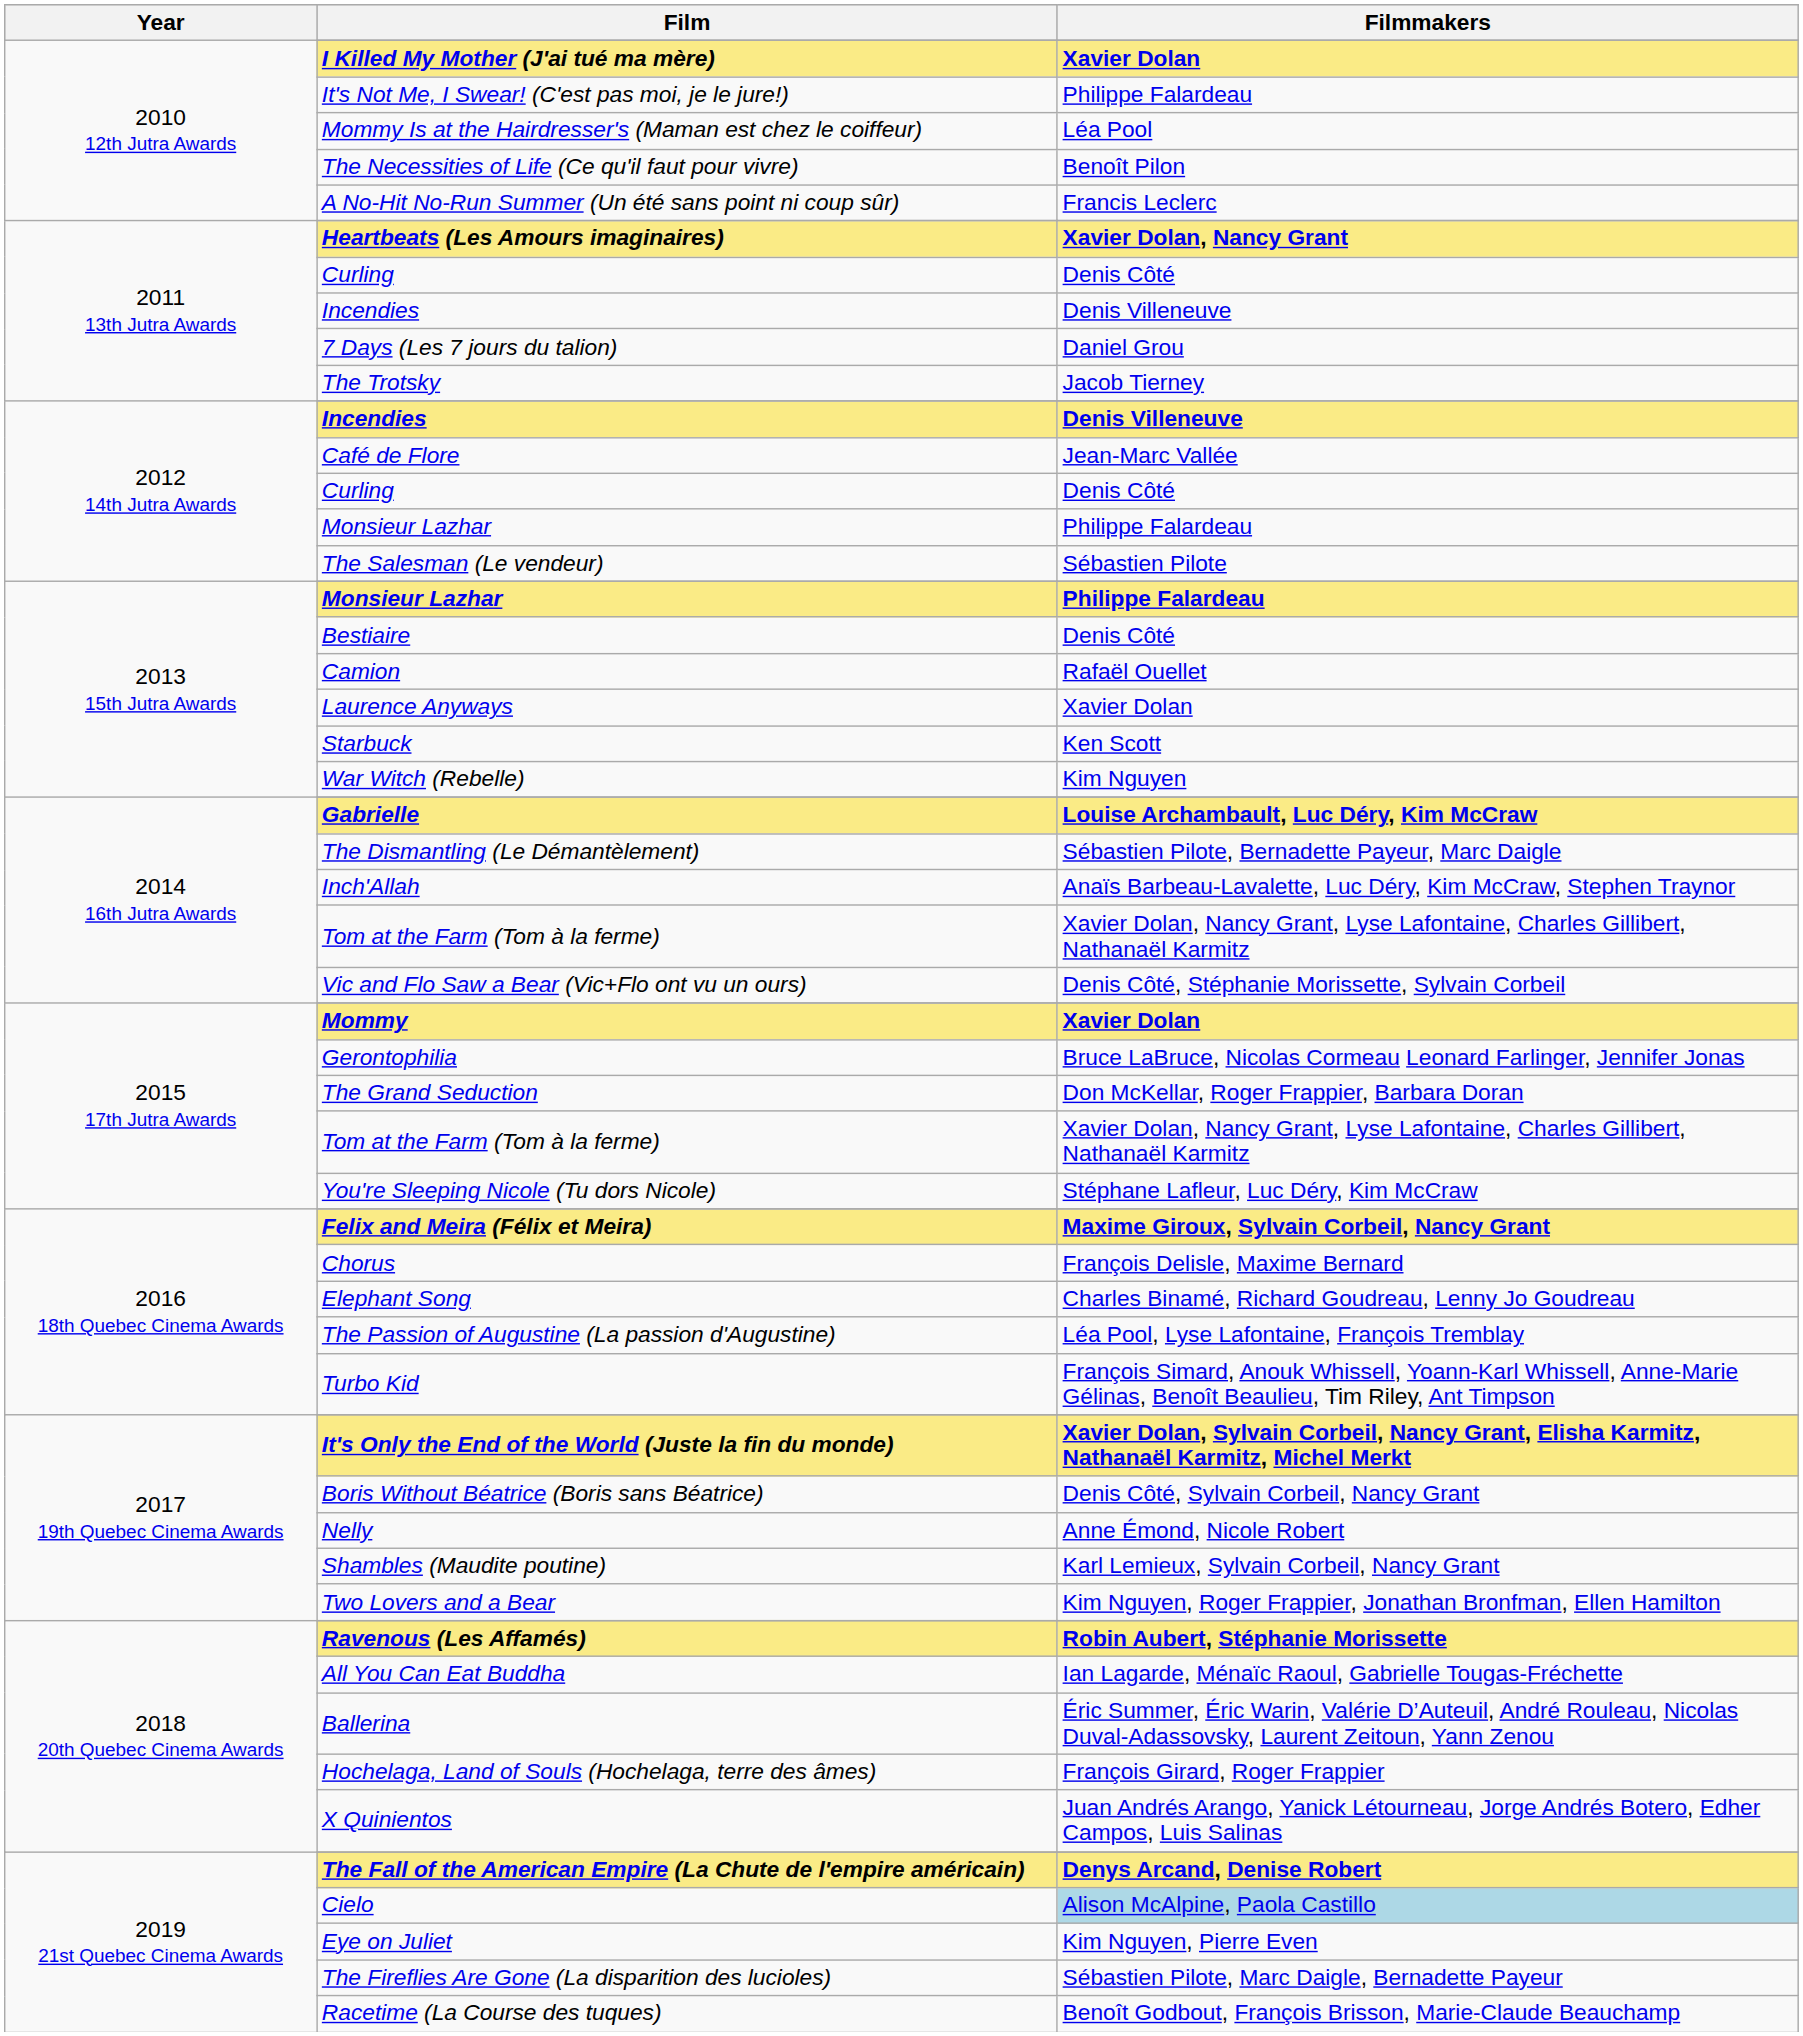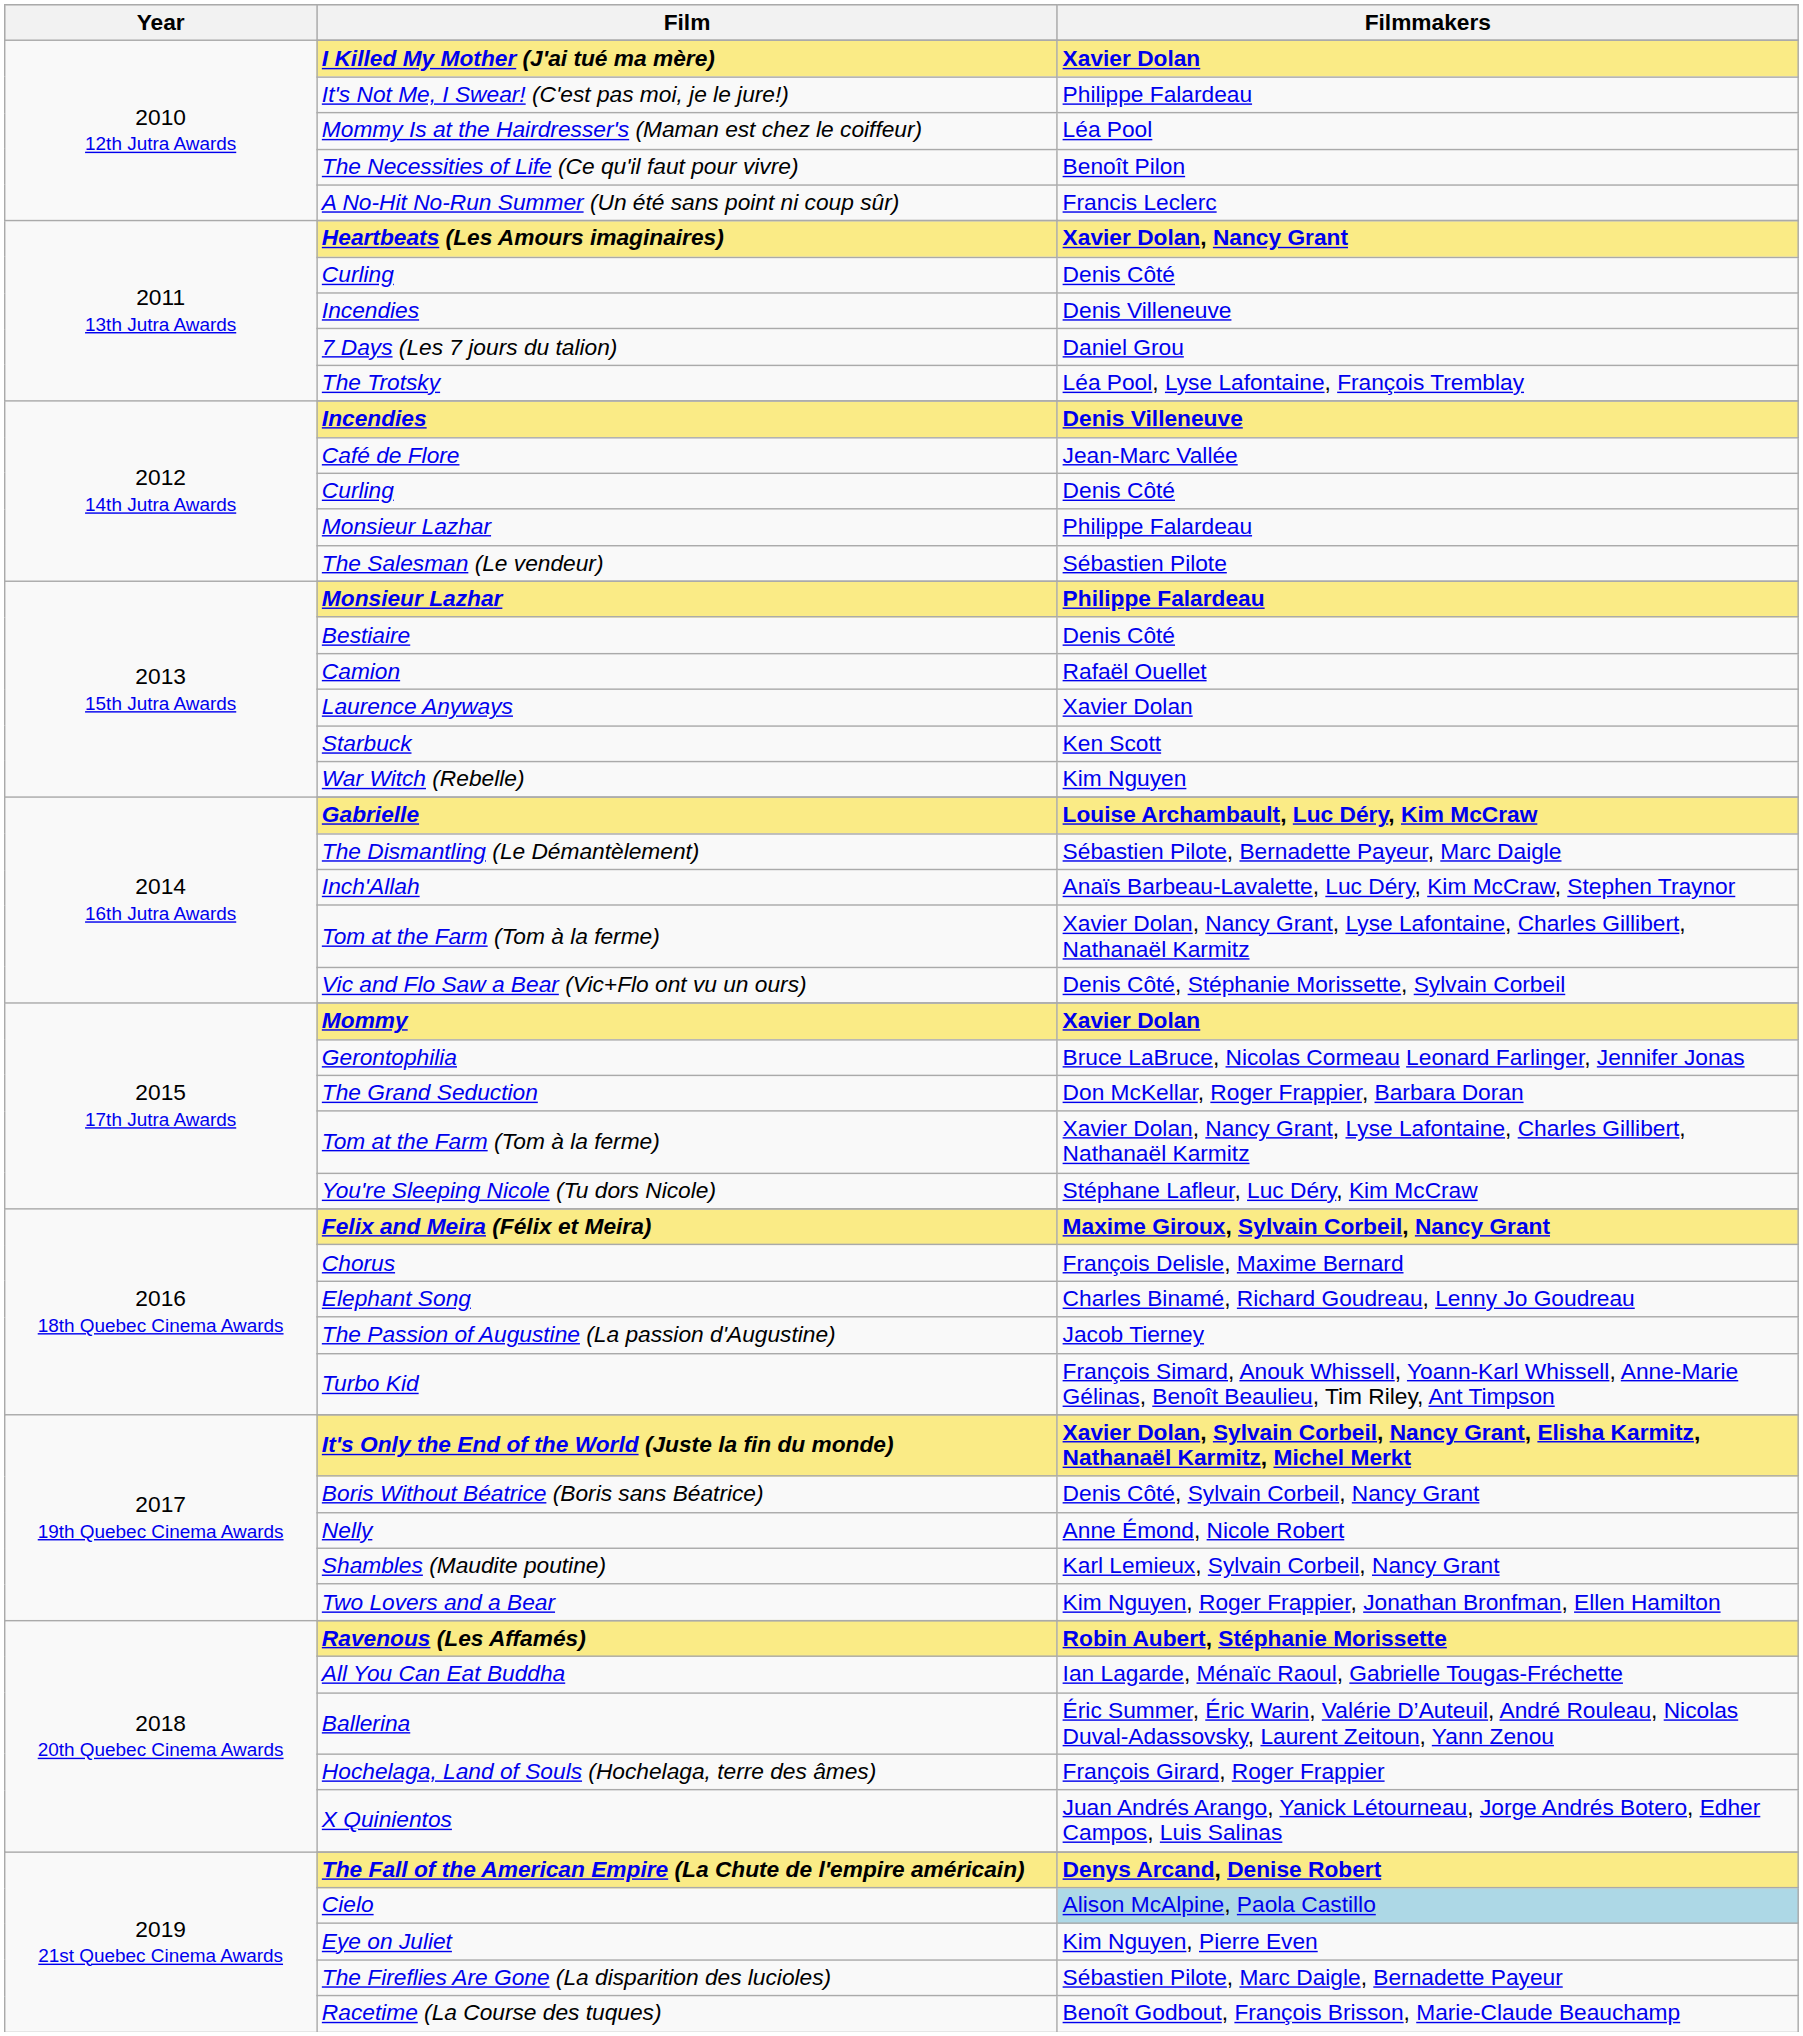(1133, 382) Jacob Tierney -> (1293, 382) Léa Pool, Lyse Lafontaine, François Tremblay
(1293, 1334) Léa Pool, Lyse Lafontaine, François Tremblay -> (1133, 1334) Jacob Tierney
